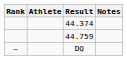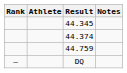+ row: (79, 23)
